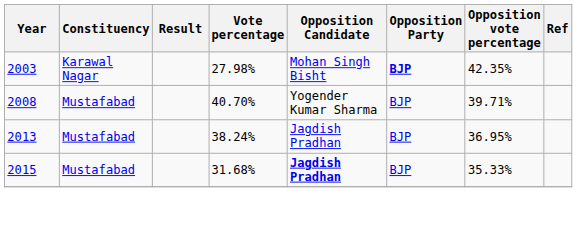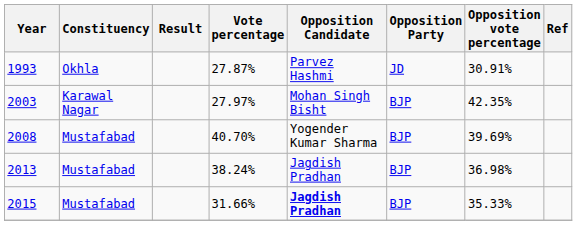+ row: (22, 69)
(233, 69) 27.98% -> (233, 103) 27.97%
(400, 69) bold -> (400, 103) normal
(490, 103) 39.71% -> (490, 136) 39.69%
(490, 136) 36.95% -> (490, 170) 36.98%
(233, 170) 31.68% -> (233, 204) 31.66%
